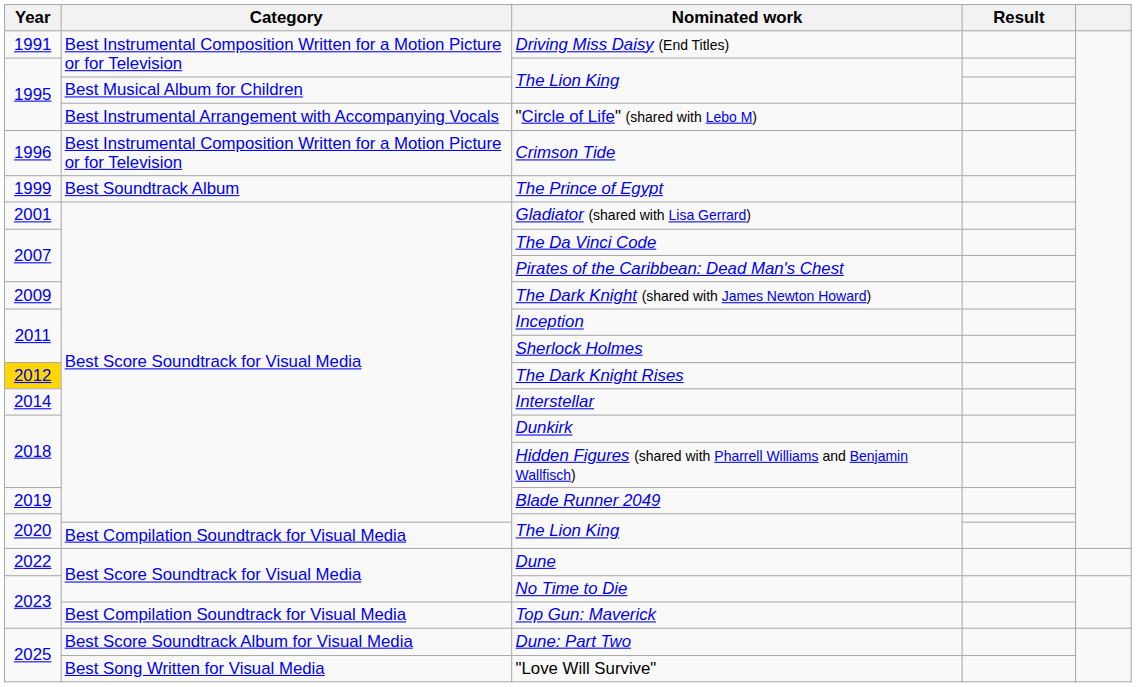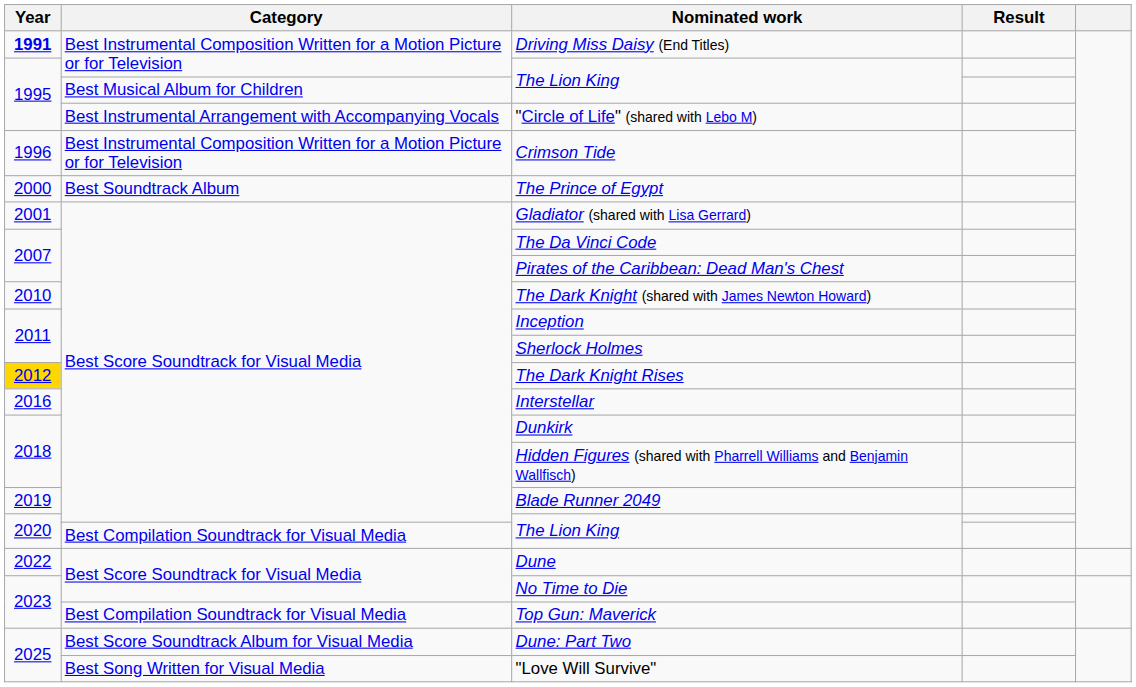(33, 44) normal -> (33, 44) bold
(33, 188) 1999 -> (33, 188) 2000
(33, 295) 2009 -> (33, 295) 2010
(33, 401) 2014 -> (33, 401) 2016
